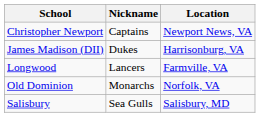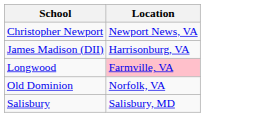- column: (133, 13)
(196, 67) no background -> (141, 67) pink background
